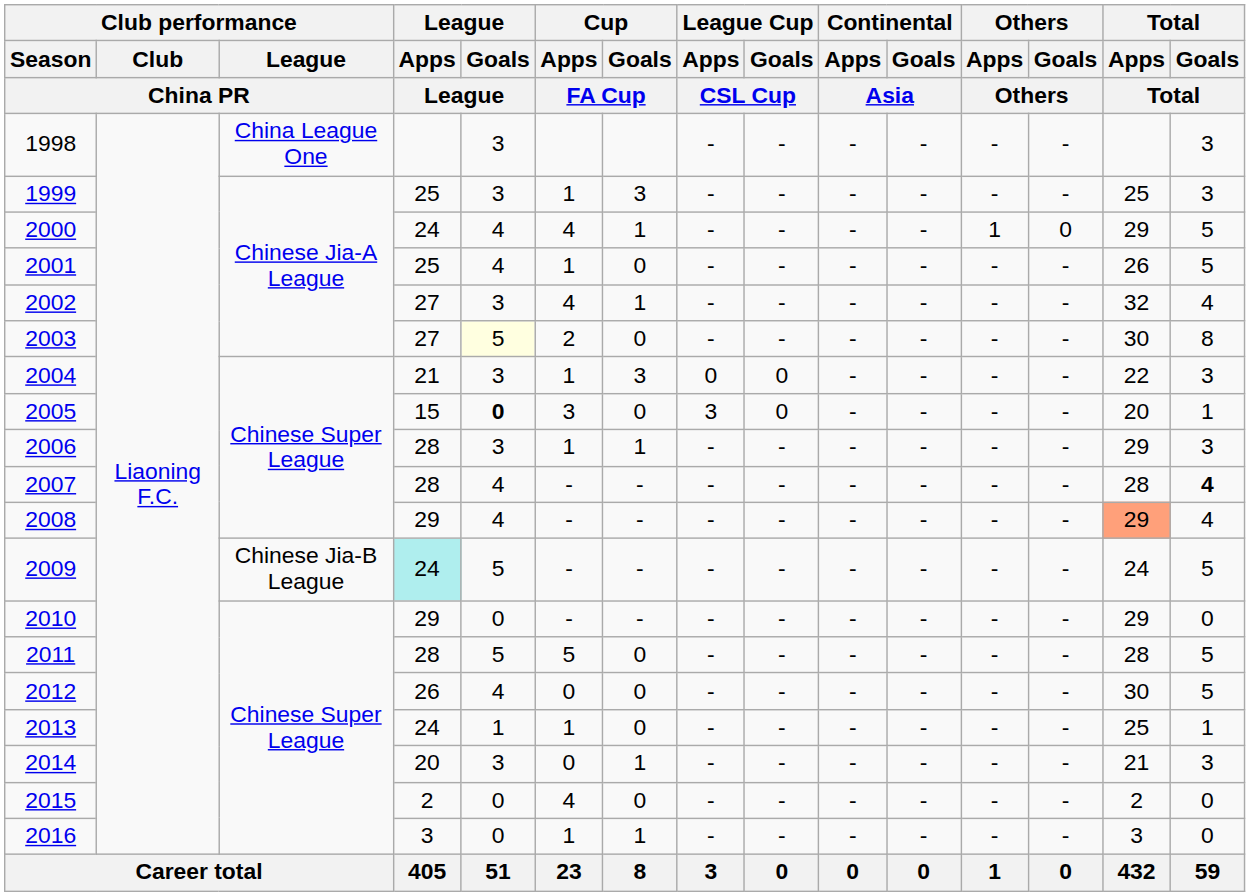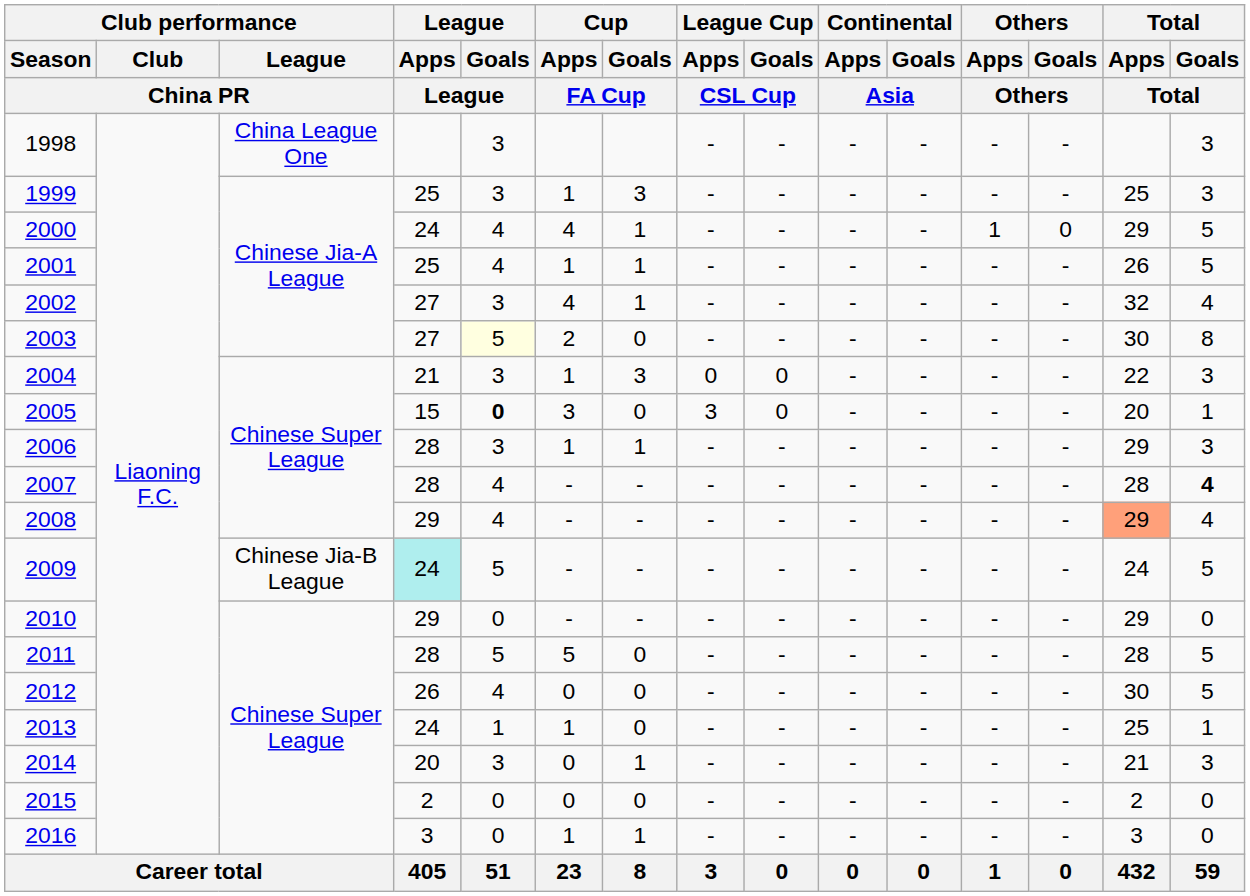(640, 266) 0 -> (640, 266) 1
(569, 799) 4 -> (569, 799) 0
